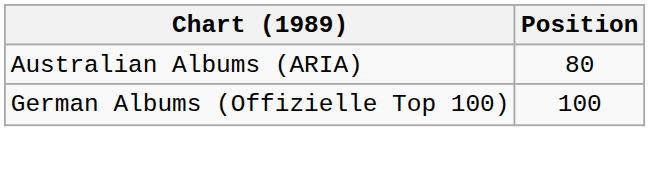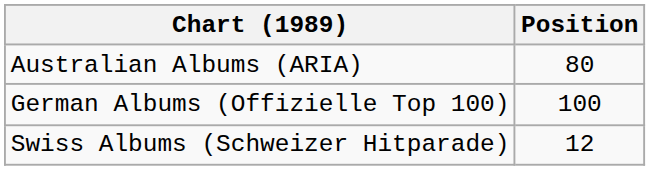+ row: (260, 144)
